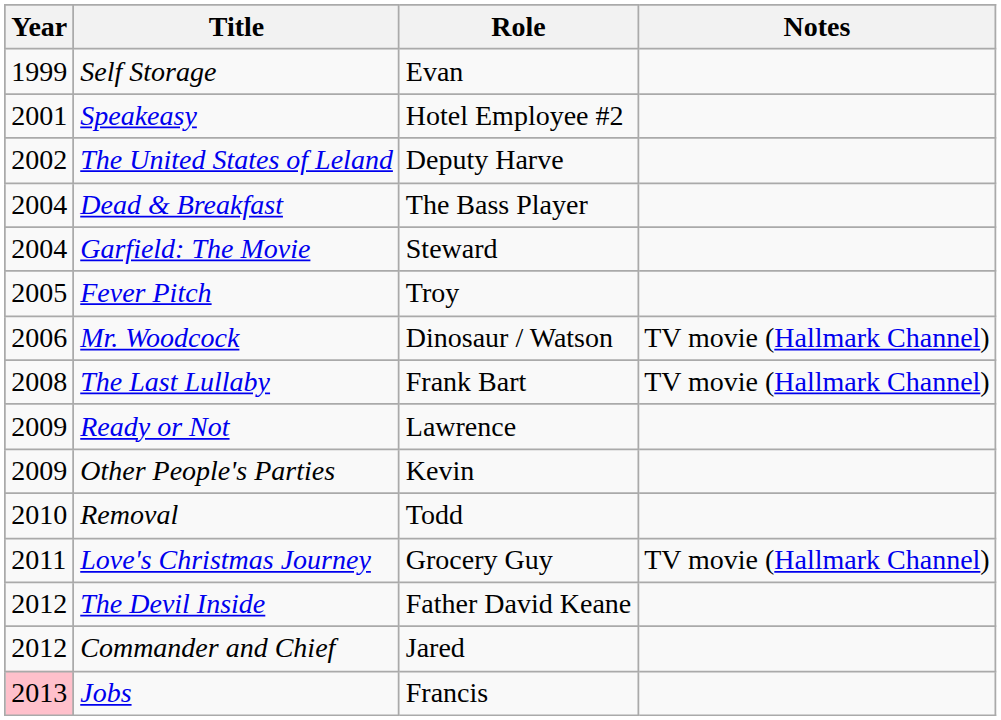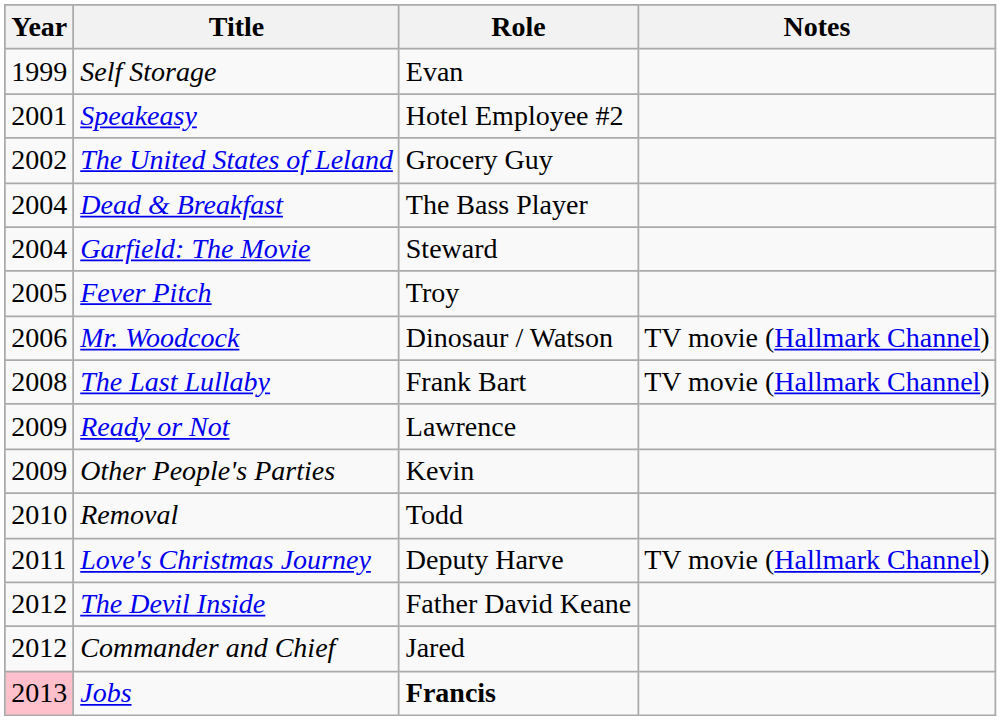(485, 159) Deputy Harve -> (479, 159) Grocery Guy
(479, 559) Grocery Guy -> (485, 559) Deputy Harve
(447, 692) normal -> (451, 692) bold
